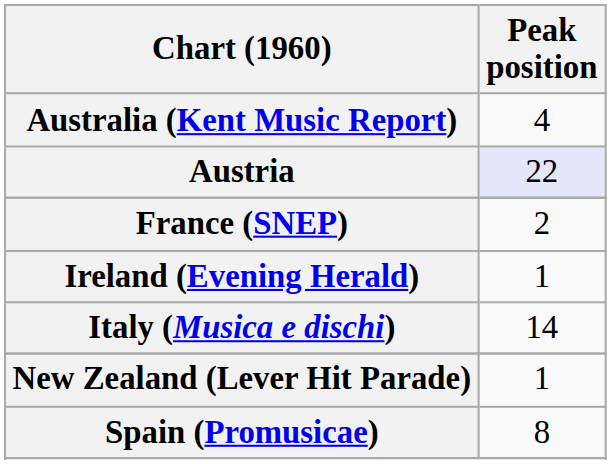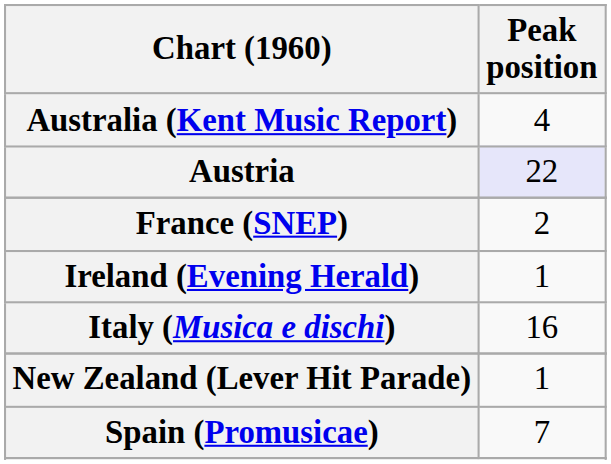(542, 327) 14 -> (542, 327) 16
(542, 431) 8 -> (542, 431) 7
